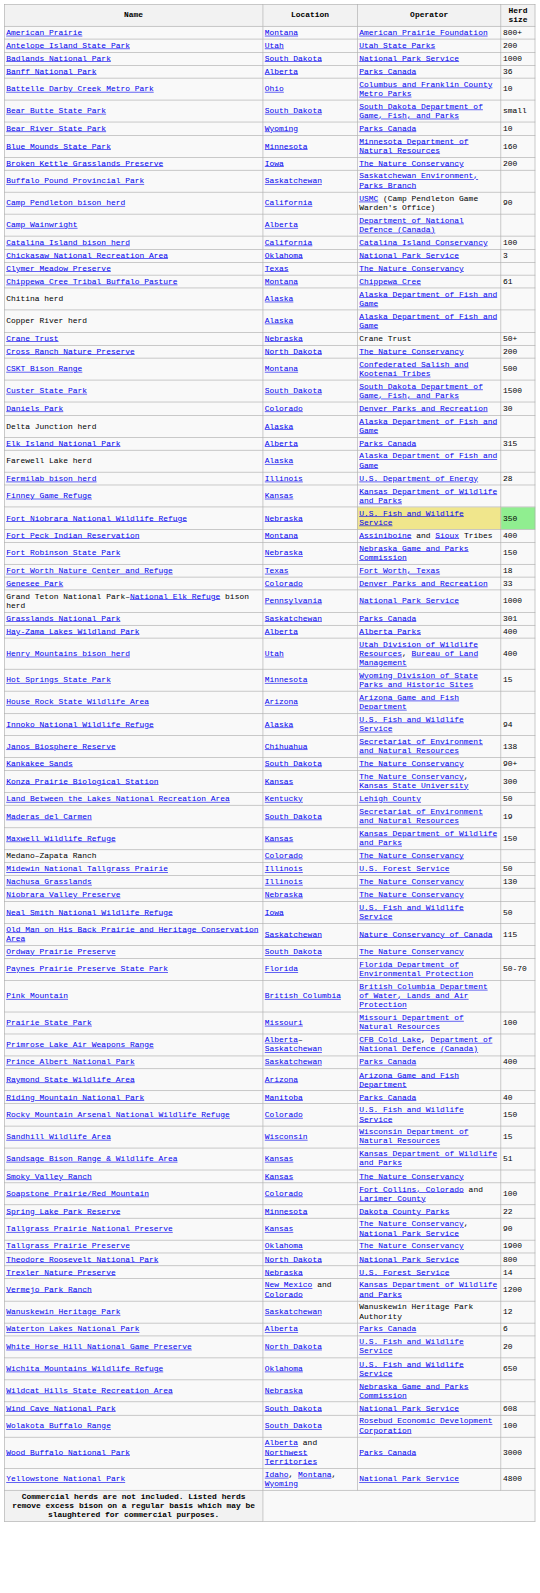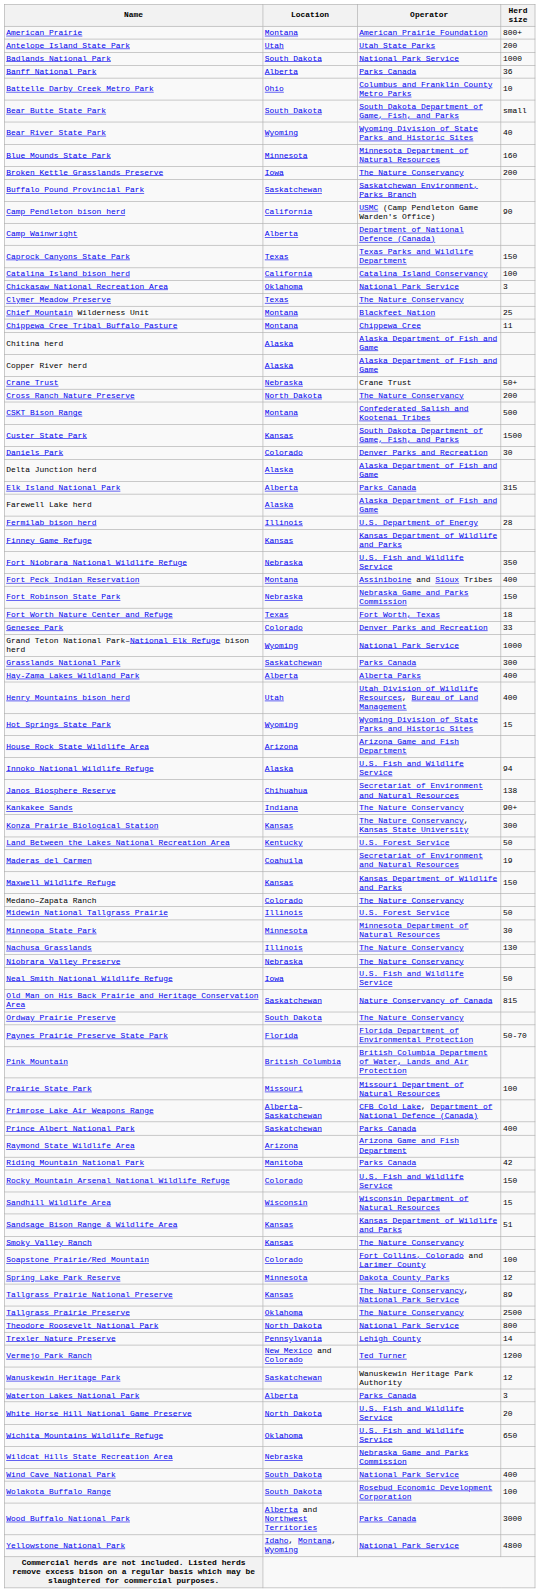(388, 129) Parks Canada -> (419, 133) Wyoming Division of State Parks and Historic Sites
(508, 129) 10 -> (508, 133) 40
+ row: (68, 257)
+ row: (78, 313)
(508, 282) 61 -> (508, 326) 11
(293, 391) South Dakota -> (279, 435) Kansas
(412, 518) khaki background -> (412, 562) no background
(510, 518) lightgreen background -> (510, 562) no background
(293, 601) Pennsylvania -> (281, 645) Wyoming
(510, 619) 301 -> (510, 663) 300
(286, 680) Minnesota -> (281, 724) Wyoming
(293, 764) South Dakota -> (281, 808) Indiana
(390, 799) Lehigh County -> (404, 843) U.S. Forest Service
(293, 817) South Dakota -> (284, 861) Coahuila
+ row: (51, 931)
(510, 934) 115 -> (510, 1001) 815
(508, 1097) 40 -> (508, 1164) 42
(508, 1211) 22 -> (508, 1278) 12
(508, 1229) 90 -> (508, 1295) 89
(512, 1246) 1900 -> (512, 1313) 2500
(284, 1272) Nebraska -> (293, 1339) Pennsylvania
(404, 1272) U.S. Forest Service -> (390, 1339) Lehigh County
(428, 1290) Kansas Department of Wildlife and Parks -> (383, 1356) Ted Turner
(505, 1329) 6 -> (505, 1396) 3
(510, 1409) 608 -> (510, 1475) 400
